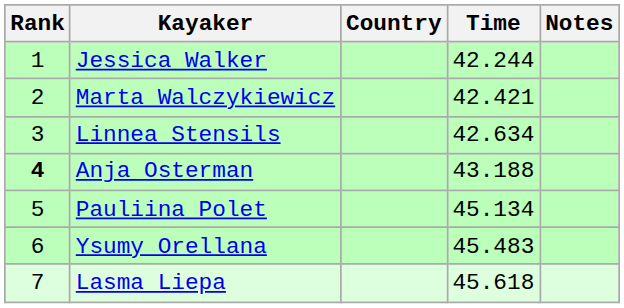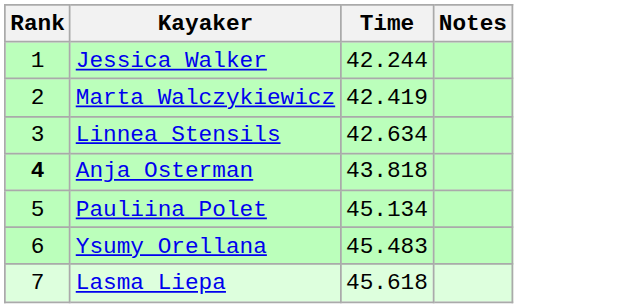- column: (394, 23)
(493, 98) 42.421 -> (387, 98) 42.419
(493, 172) 43.188 -> (387, 172) 43.818
